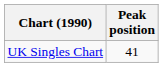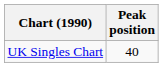(132, 51) 41 -> (132, 51) 40
